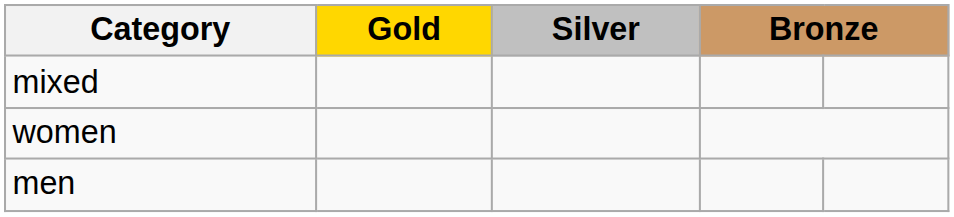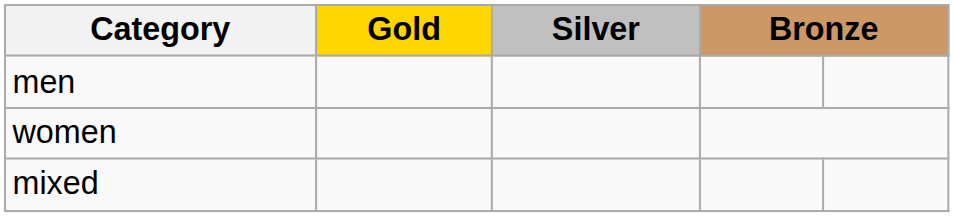rows swapped: (44, 183) <-> (56, 81)
